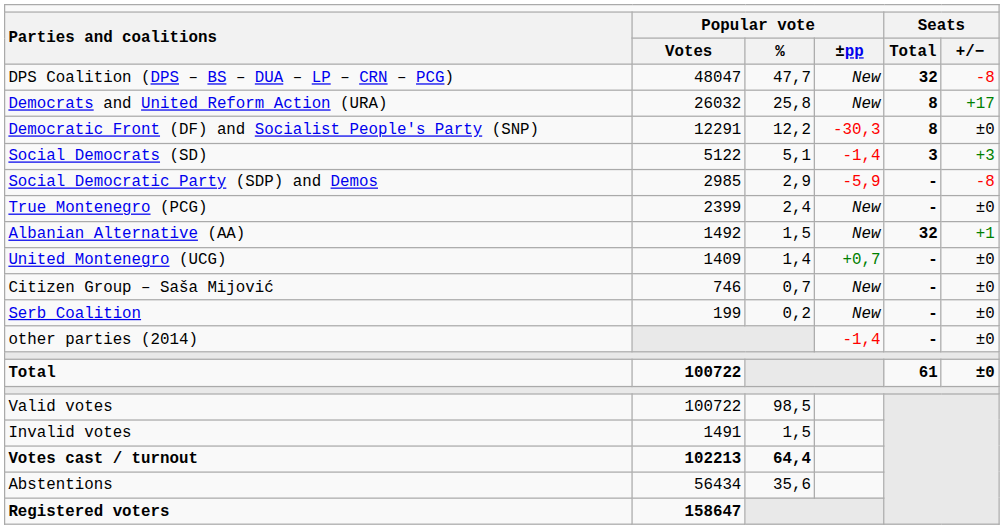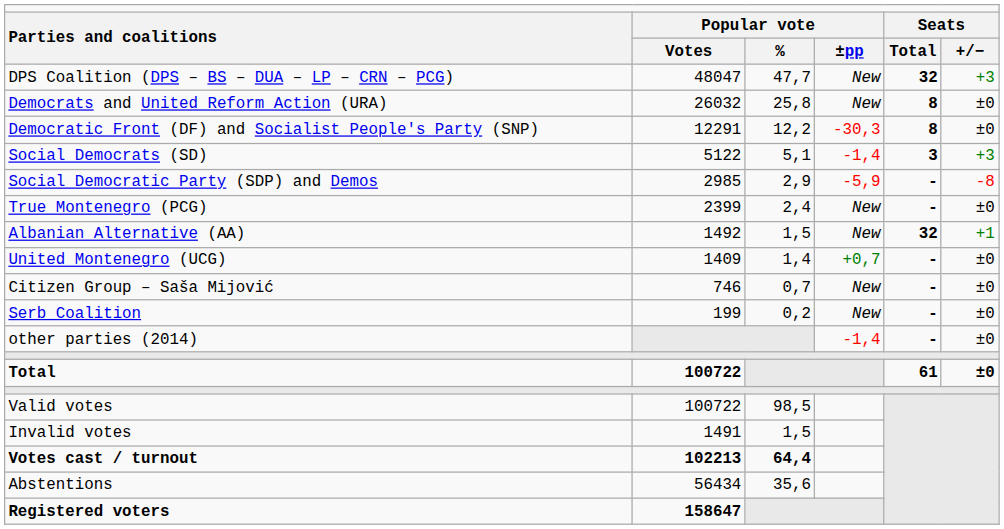(985, 77) -8 -> (985, 77) +3
(981, 103) +17 -> (985, 103) ±0
